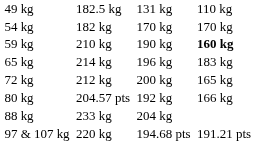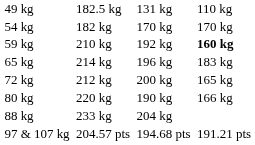(154, 44) 190 kg -> (154, 44) 192 kg
(103, 97) 204.57 pts -> (94, 97) 220 kg
(154, 97) 192 kg -> (154, 97) 190 kg
(94, 133) 220 kg -> (103, 133) 204.57 pts
